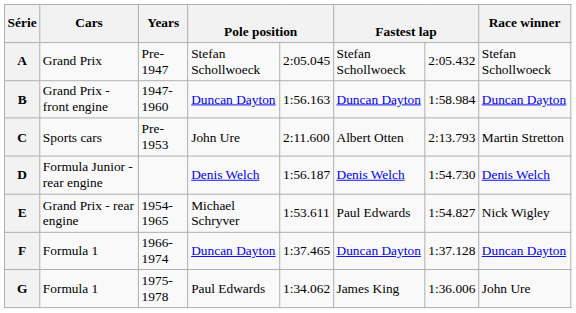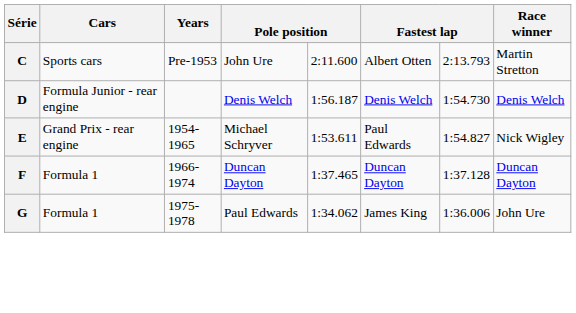- row: (22, 61)
- row: (22, 99)
